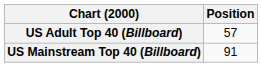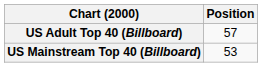(230, 52) 91 -> (230, 52) 53
